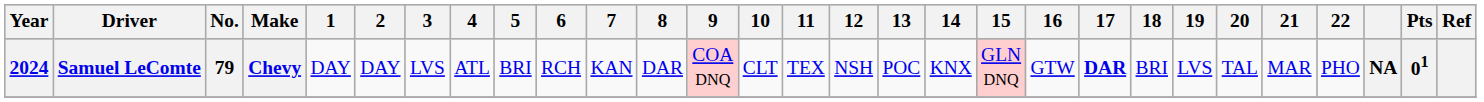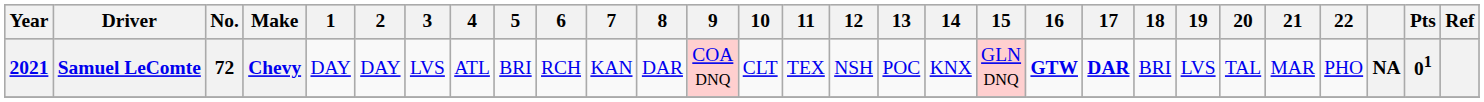(29, 67) 2024 -> (29, 67) 2021
(224, 67) 79 -> (224, 67) 72
(1053, 67) normal -> (1054, 67) bold
